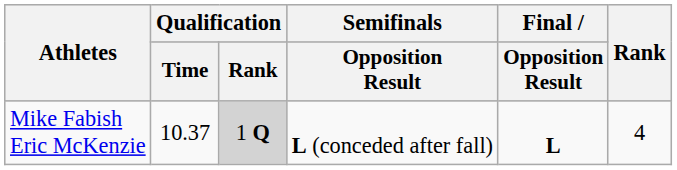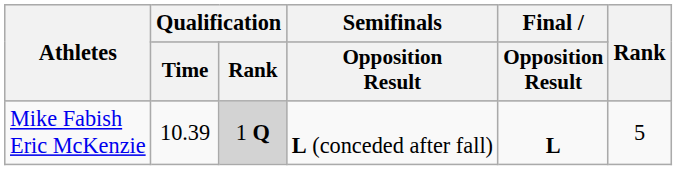(185, 132) 10.37 -> (185, 132) 10.39
(640, 132) 4 -> (640, 132) 5
